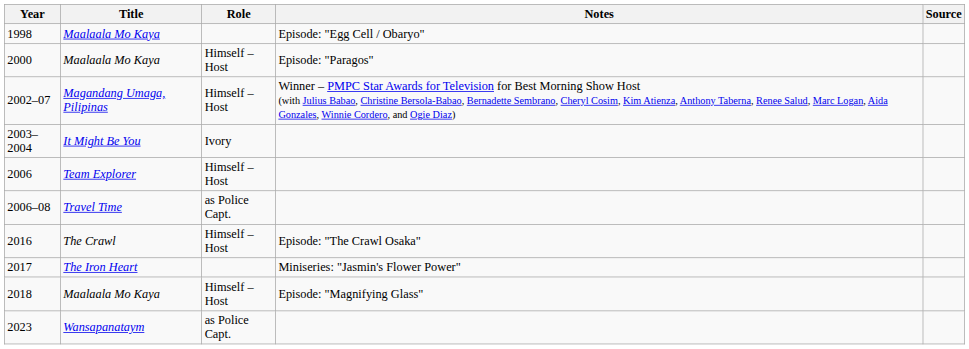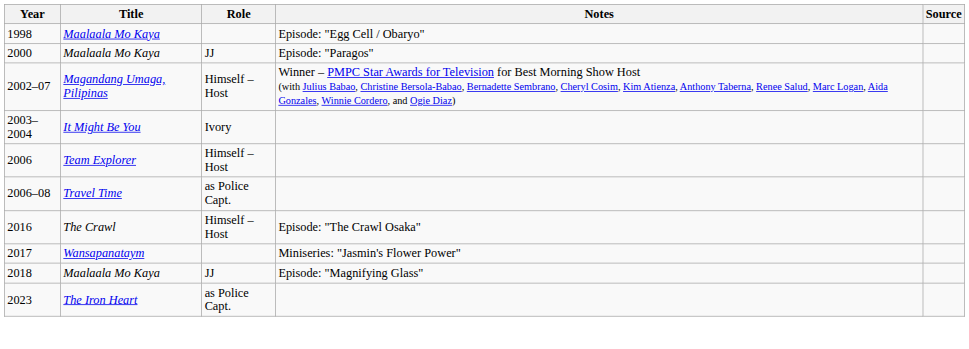(229, 60) Himself – Host -> (209, 53) JJ
(100, 267) The Iron Heart -> (104, 253) Wansapanataym
(229, 294) Himself – Host -> (209, 273) JJ
(104, 327) Wansapanataym -> (100, 299) The Iron Heart
